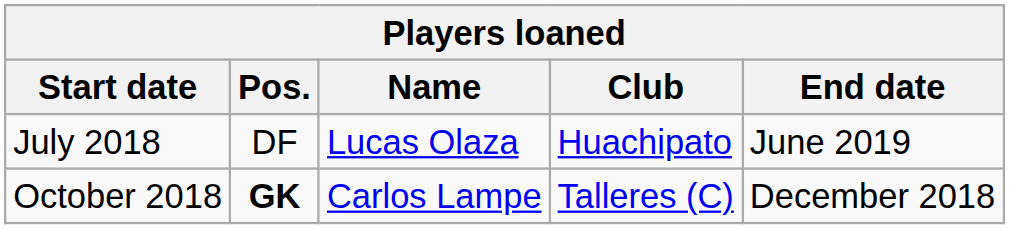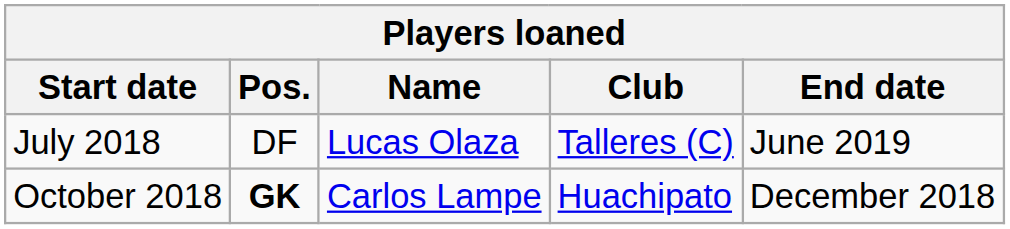(645, 142) Huachipato -> (646, 142) Talleres (C)
(646, 196) Talleres (C) -> (645, 196) Huachipato
